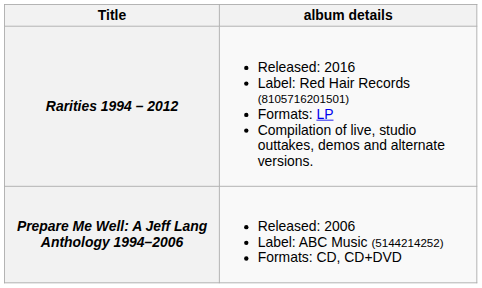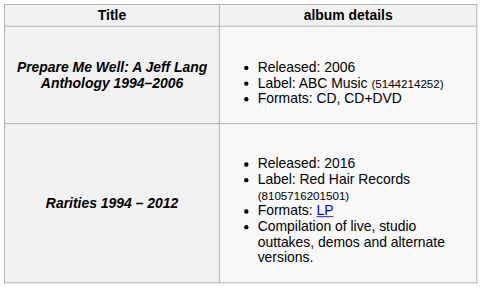rows swapped: (112, 234) <-> (112, 106)
